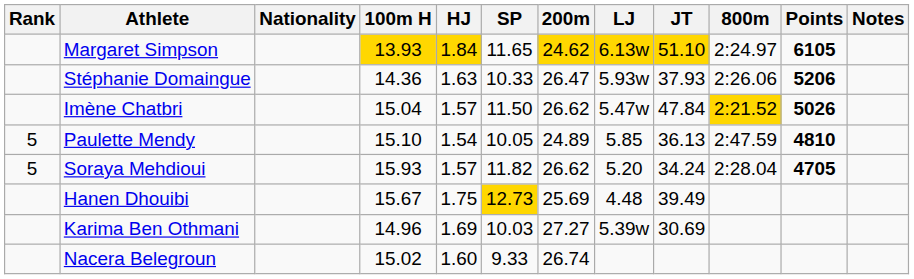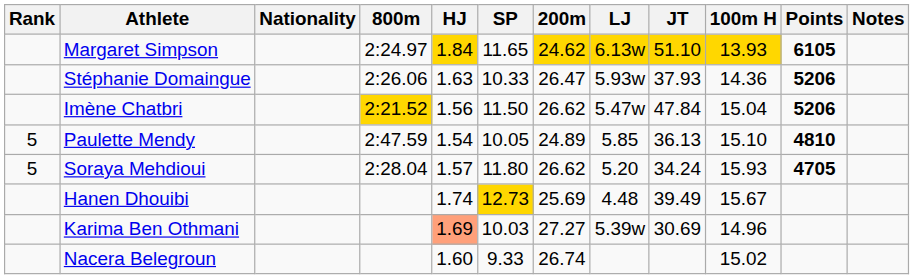columns swapped: (398, 19) <-> (745, 19)
(459, 109) 1.57 -> (455, 109) 1.56
(814, 109) 5026 -> (814, 109) 5206
(510, 169) 11.82 -> (505, 169) 11.80
(459, 199) 1.75 -> (455, 199) 1.74
(459, 229) no background -> (455, 229) lightsalmon background
